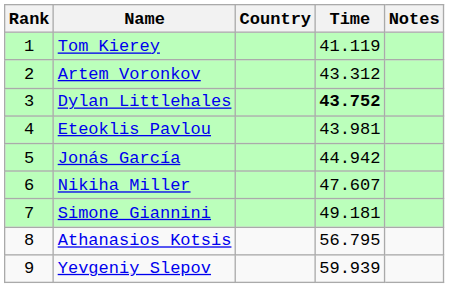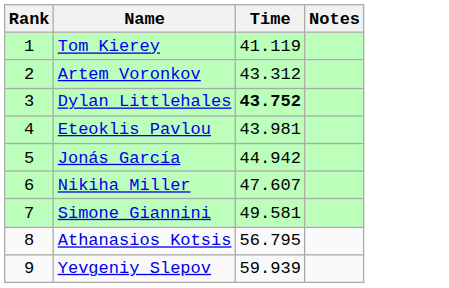- column: (275, 19)
(350, 213) 49.181 -> (270, 213) 49.581
